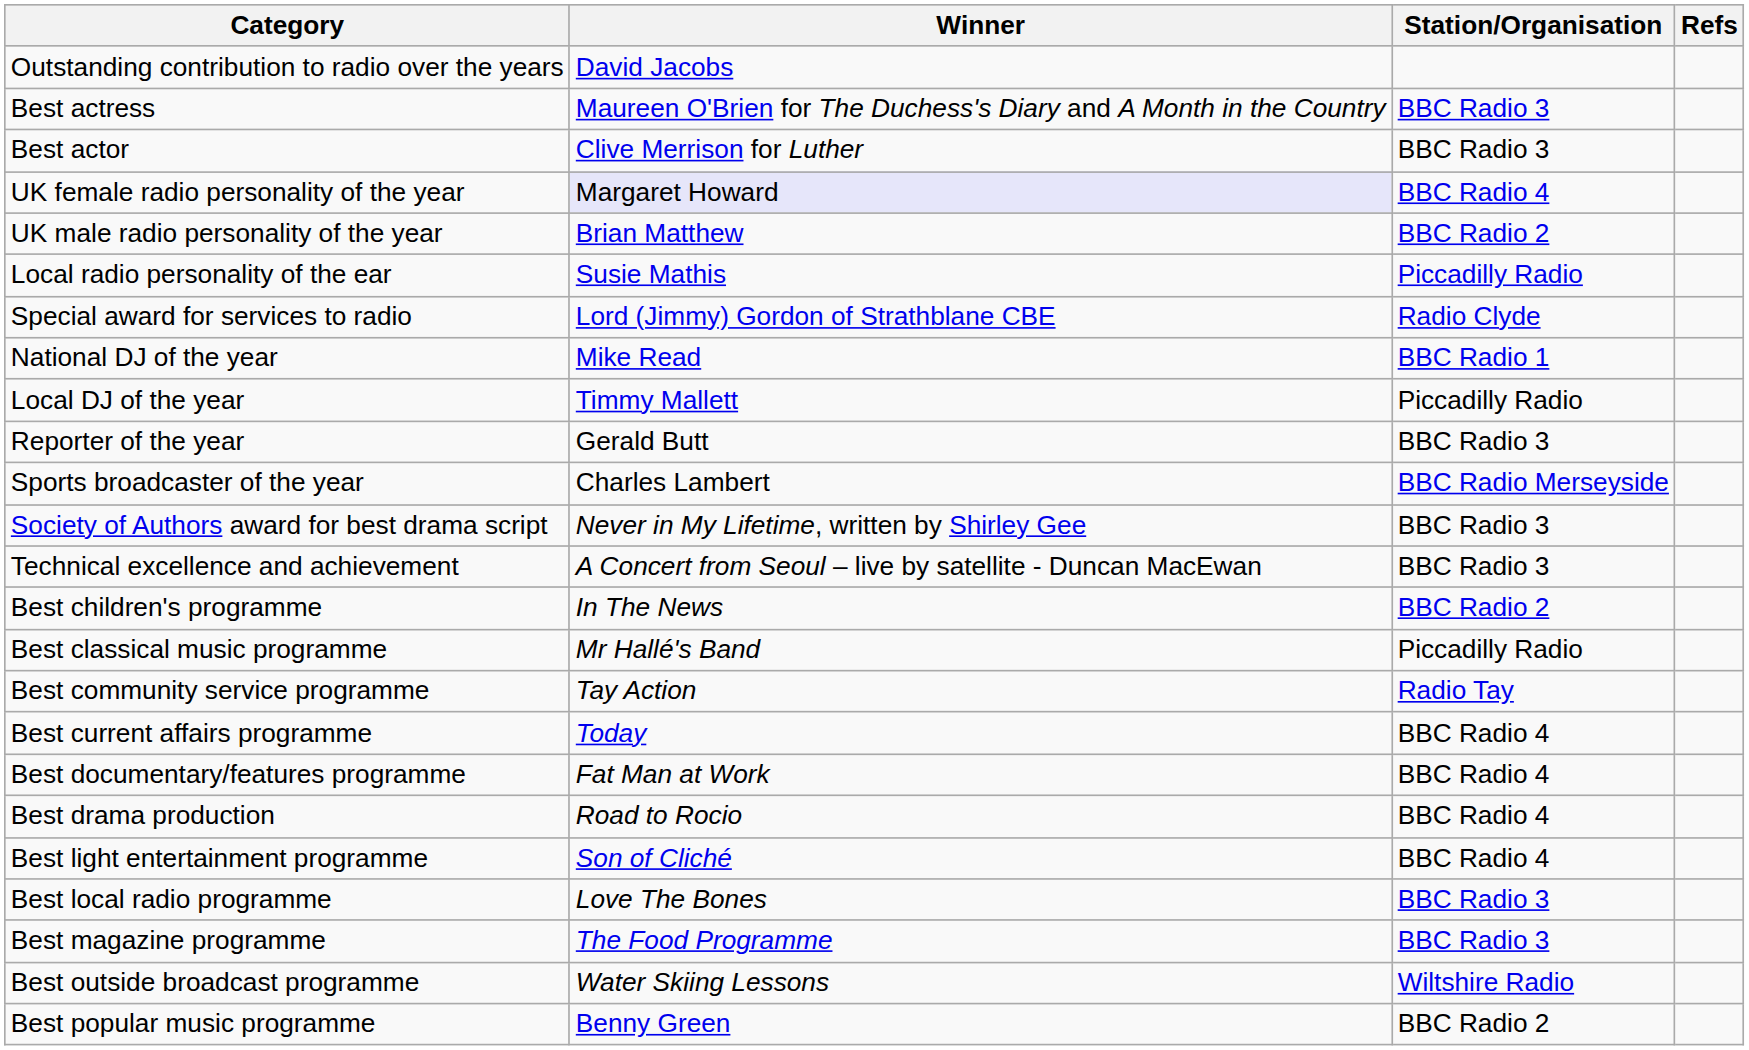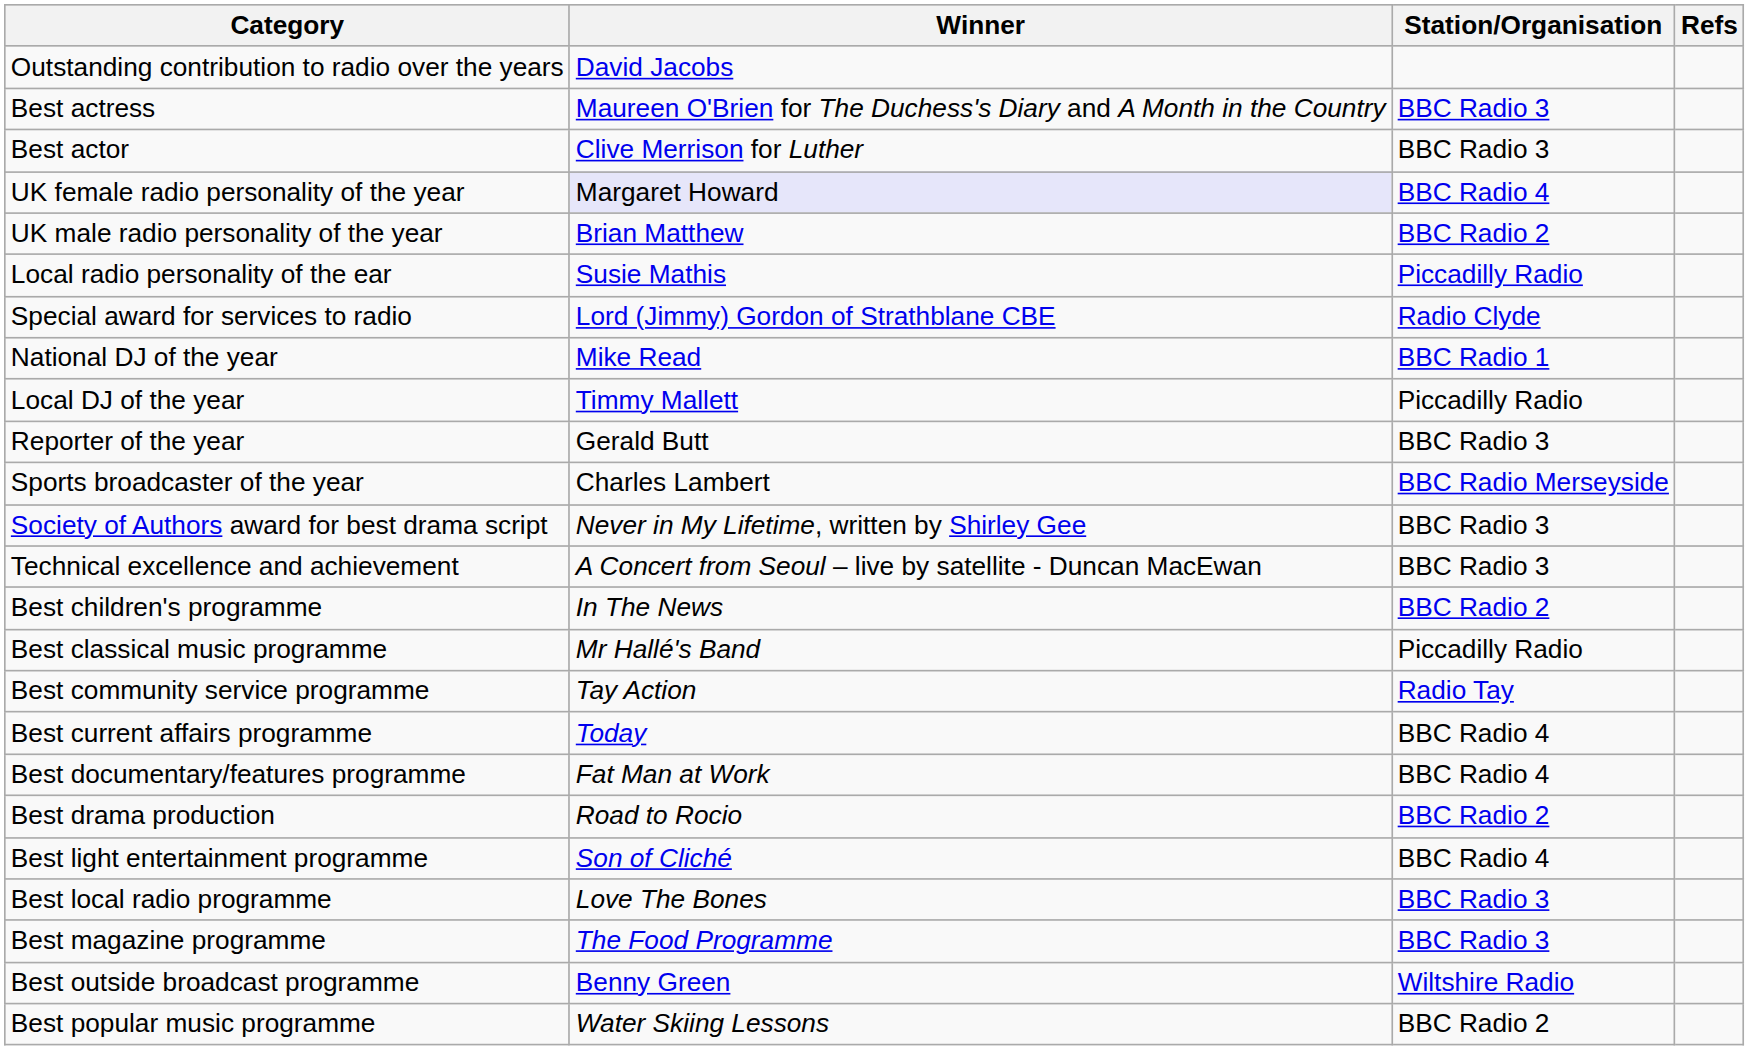(1474, 815) BBC Radio 4 -> (1474, 815) BBC Radio 2
(702, 982) Water Skiing Lessons -> (653, 982) Benny Green
(653, 1024) Benny Green -> (702, 1024) Water Skiing Lessons
